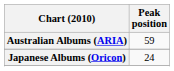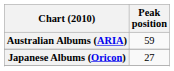(149, 57) 24 -> (149, 57) 27
